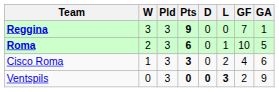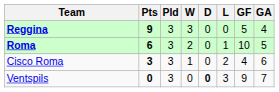columns swapped: (188, 12) <-> (148, 12)
(244, 29) 7 -> (244, 29) 5
(264, 29) 1 -> (264, 29) 4
(226, 78) bold -> (226, 78) normal
(244, 78) 2 -> (244, 78) 9
(264, 78) 9 -> (264, 78) 7
